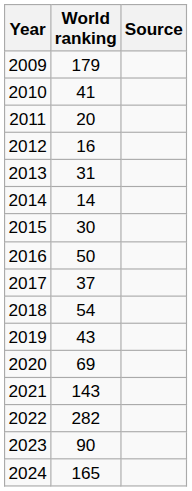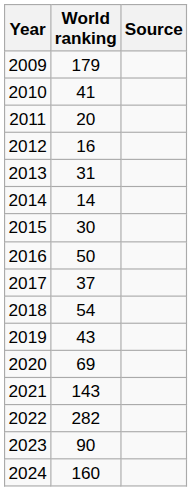(86, 473) 165 -> (86, 473) 160
